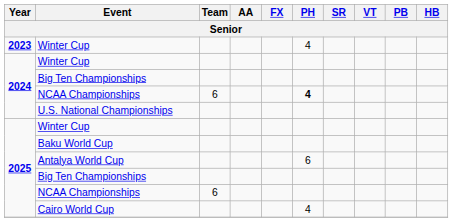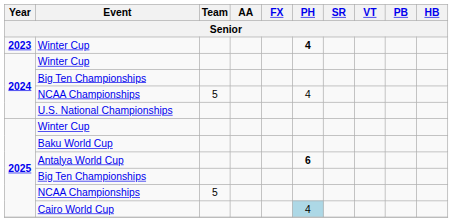(308, 45) normal -> (308, 45) bold
(215, 95) 6 -> (215, 95) 5
(308, 95) bold -> (308, 95) normal
(308, 160) normal -> (308, 160) bold
(215, 193) 6 -> (215, 193) 5
(308, 209) no background -> (308, 209) lightblue background
